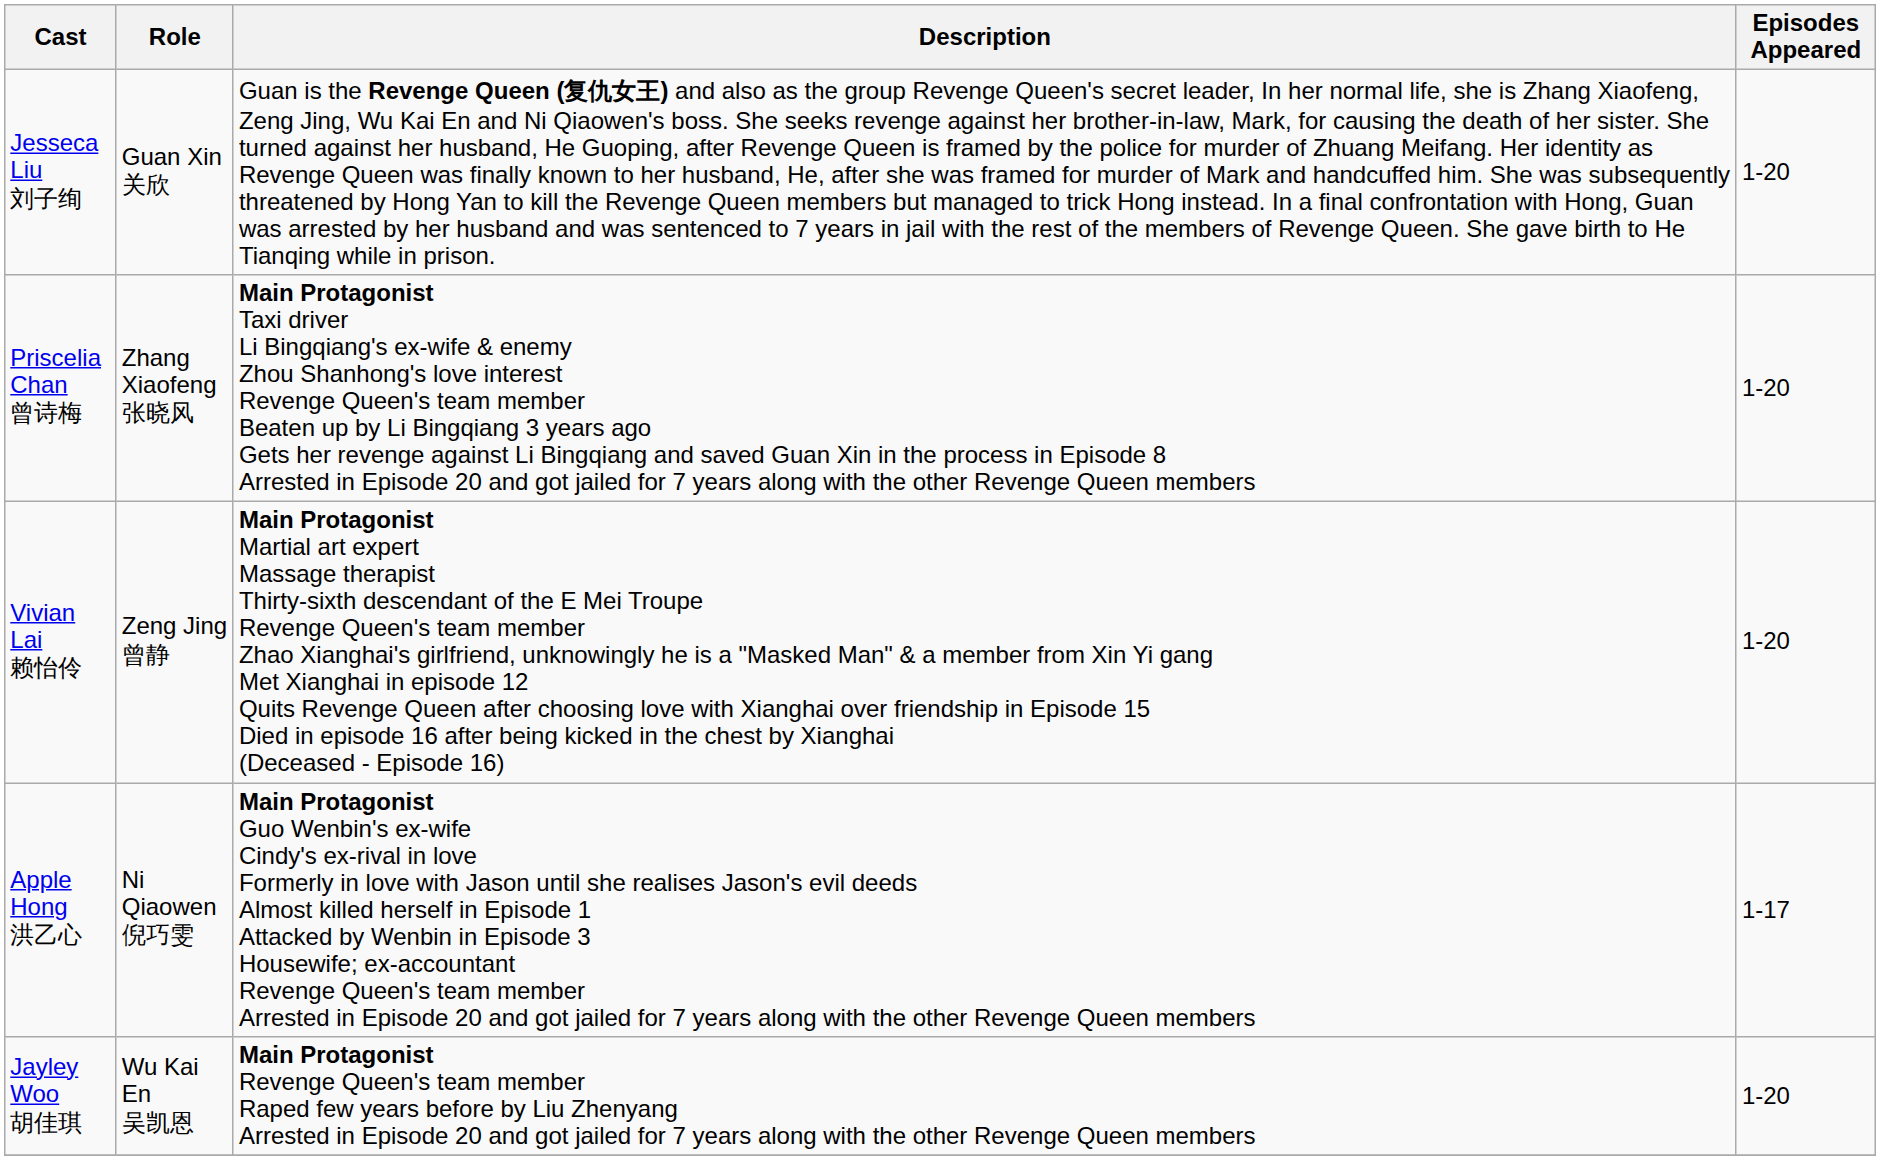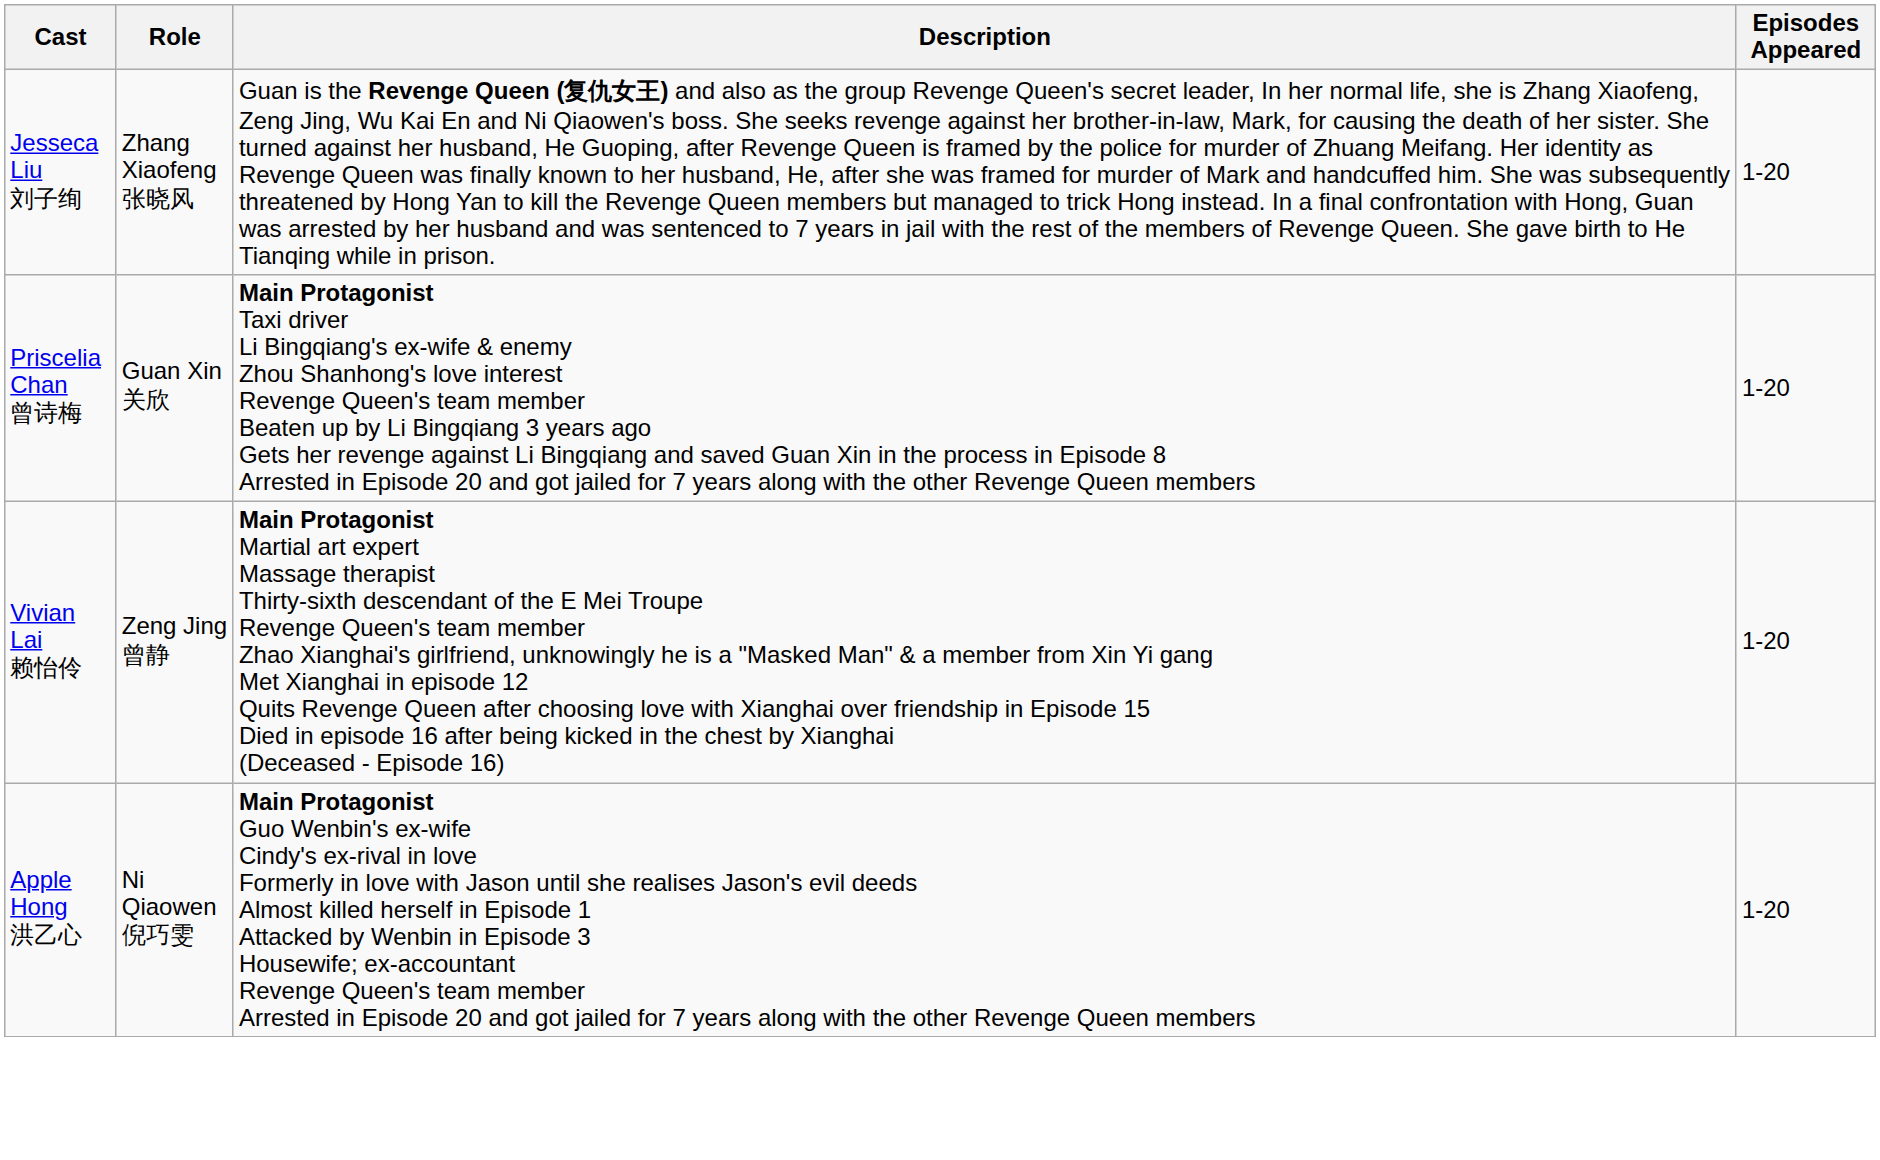(172, 170) Guan Xin 关欣 -> (169, 170) Zhang Xiaofeng 张晓风
(169, 386) Zhang Xiaofeng 张晓风 -> (172, 386) Guan Xin 关欣
(1766, 909) 1-17 -> (1766, 909) 1-20
- row: (46, 1094)
